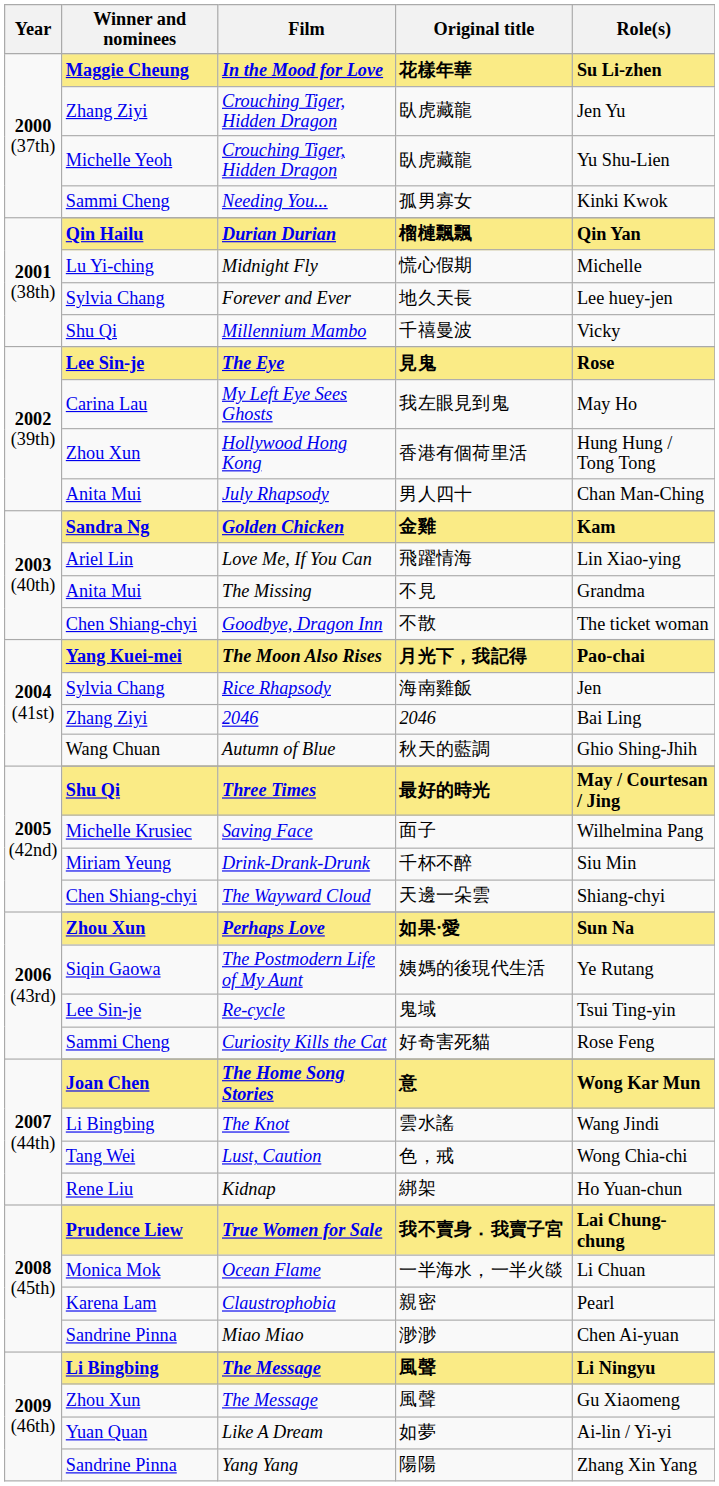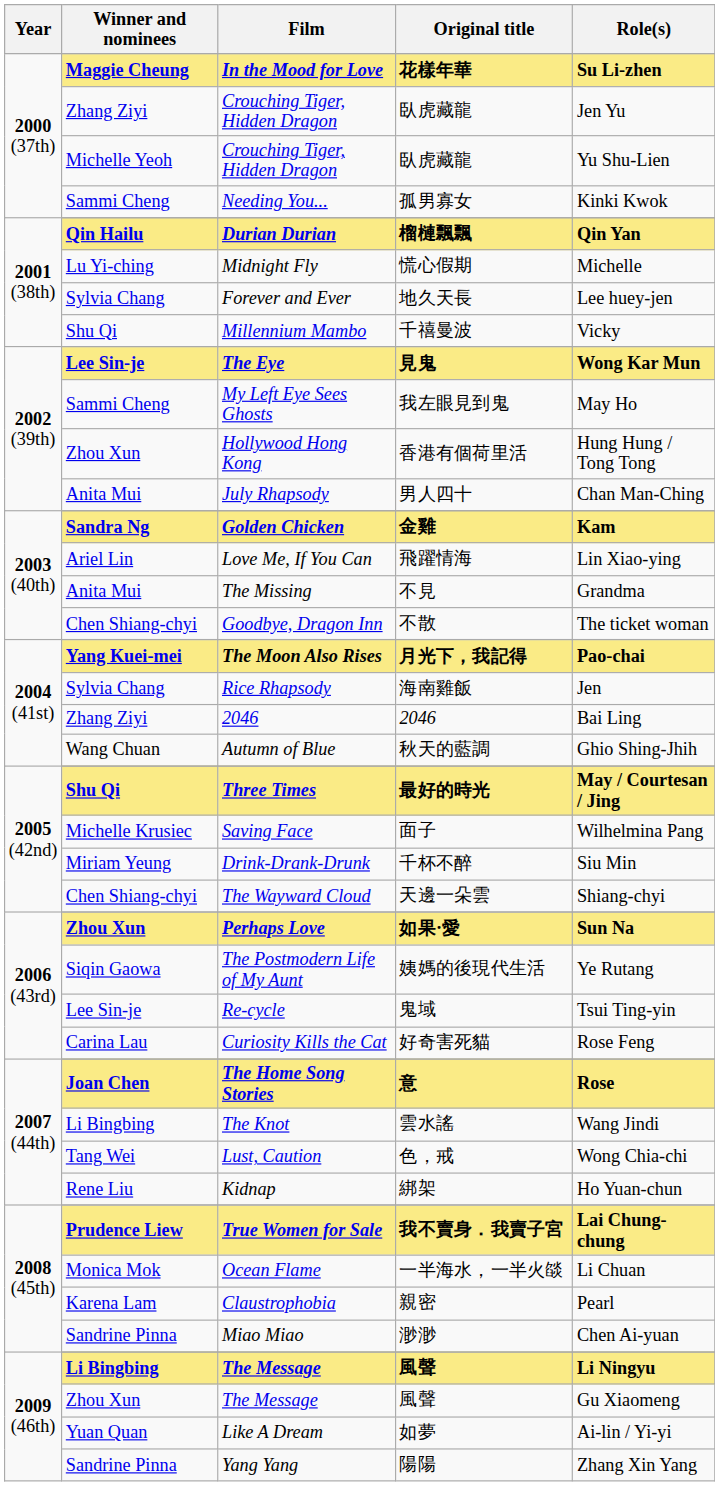(596, 363) Rose -> (639, 363) Wong Kar Mun
(107, 403) Carina Lau -> (118, 403) Sammi Cheng
(118, 1042) Sammi Cheng -> (107, 1042) Carina Lau
(639, 1083) Wong Kar Mun -> (596, 1083) Rose
